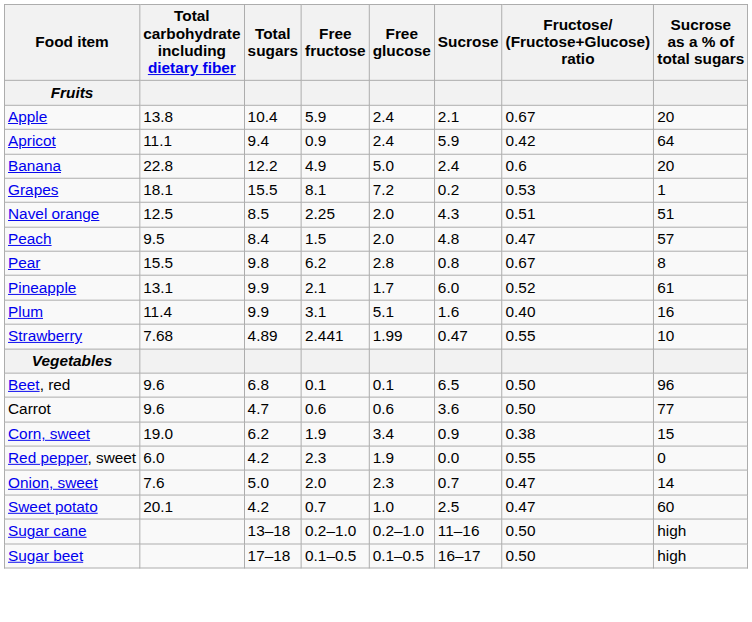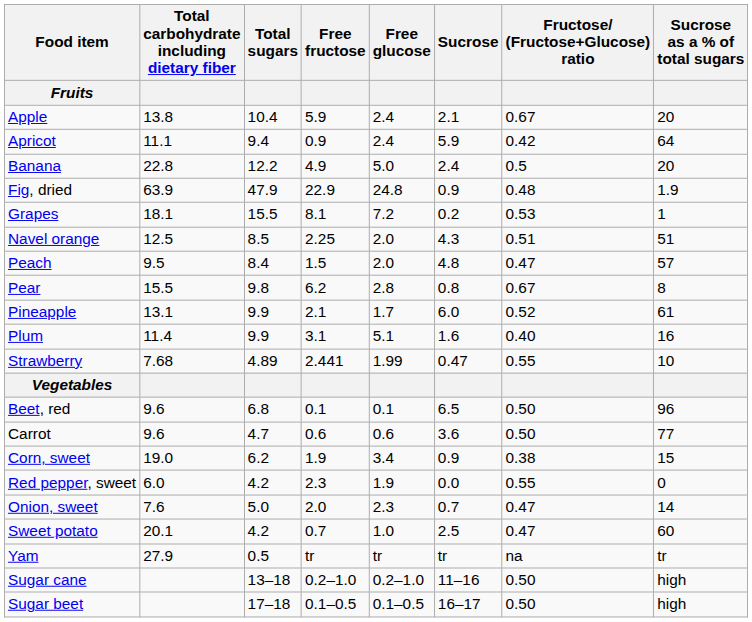(516, 165) 0.6 -> (516, 165) 0.5
+ row: (40, 190)
+ row: (23, 555)
